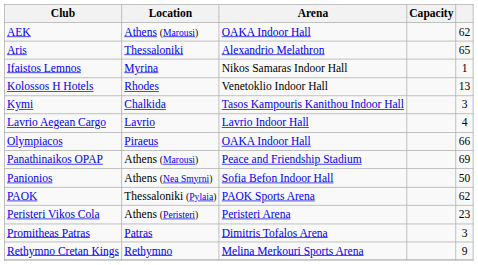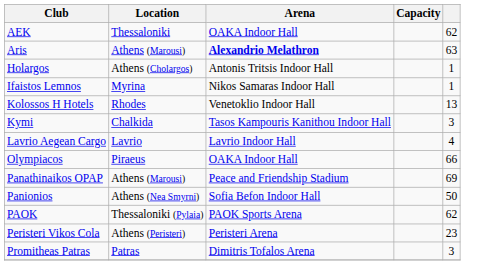(161, 31) Athens (Marousi) -> (141, 31) Thessaloniki
(154, 50) Thessaloniki -> (148, 50) Athens (Marousi)
(273, 50) normal -> (264, 50) bold
(465, 50) 65 -> (451, 50) 63
+ row: (28, 68)
- row: (63, 251)
